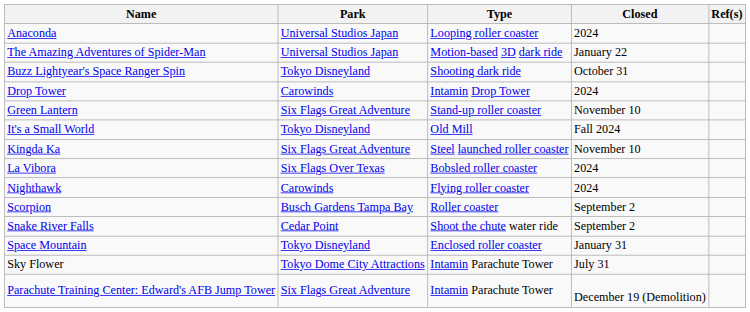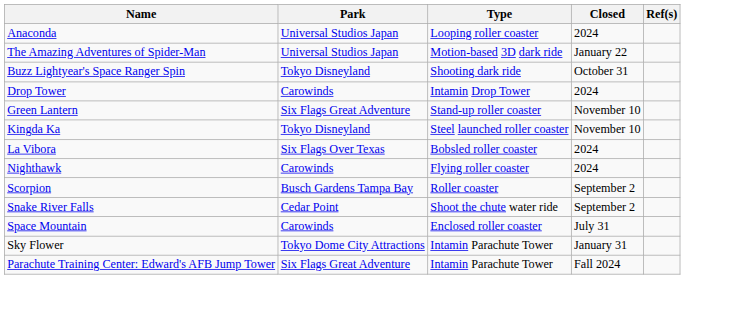- row: (51, 129)
(345, 149) Six Flags Great Adventure -> (325, 129) Tokyo Disneyland
(325, 245) Tokyo Disneyland -> (307, 226) Carowinds
(601, 245) January 31 -> (592, 226) July 31
(592, 264) July 31 -> (601, 245) January 31
(640, 297) December 19 (Demolition) -> (597, 264) Fall 2024
